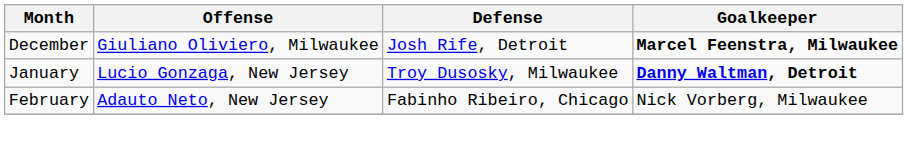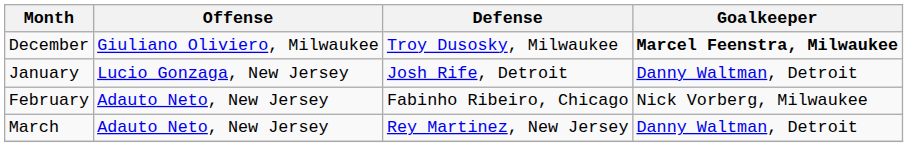(478, 46) Josh Rife, Detroit -> (503, 46) Troy Dusosky, Milwaukee
(503, 73) Troy Dusosky, Milwaukee -> (478, 73) Josh Rife, Detroit
(747, 73) bold -> (747, 73) normal
+ row: (34, 128)
